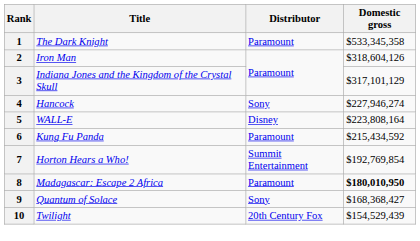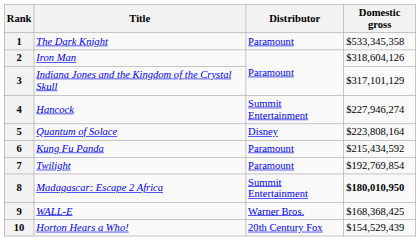(259, 103) Sony -> (278, 109) Summit Entertainment
(54, 120) WALL-E -> (77, 132) Quantum of Solace
(82, 159) Horton Hears a Who! -> (54, 165) Twilight
(278, 159) Summit Entertainment -> (271, 165) Paramount
(271, 182) Paramount -> (278, 188) Summit Entertainment
(77, 199) Quantum of Solace -> (54, 211) WALL-E
(259, 199) Sony -> (276, 211) Warner Bros.
(375, 199) $168,368,427 -> (375, 211) $168,368,425
(54, 215) Twilight -> (82, 227) Horton Hears a Who!
